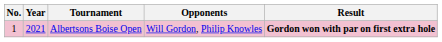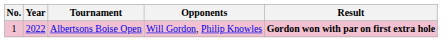(36, 29) 2021 -> (36, 29) 2022
